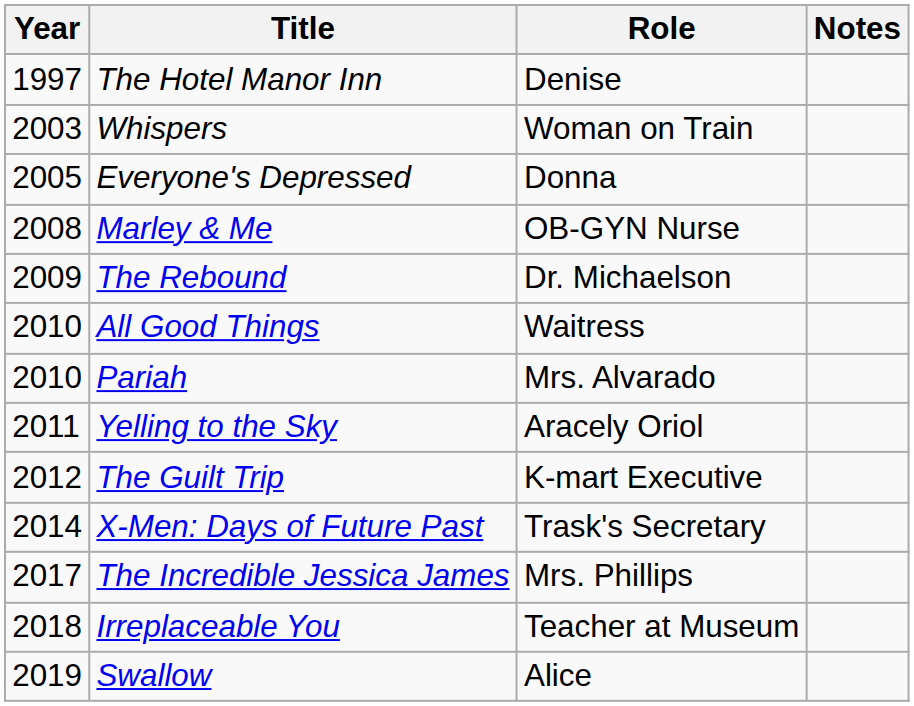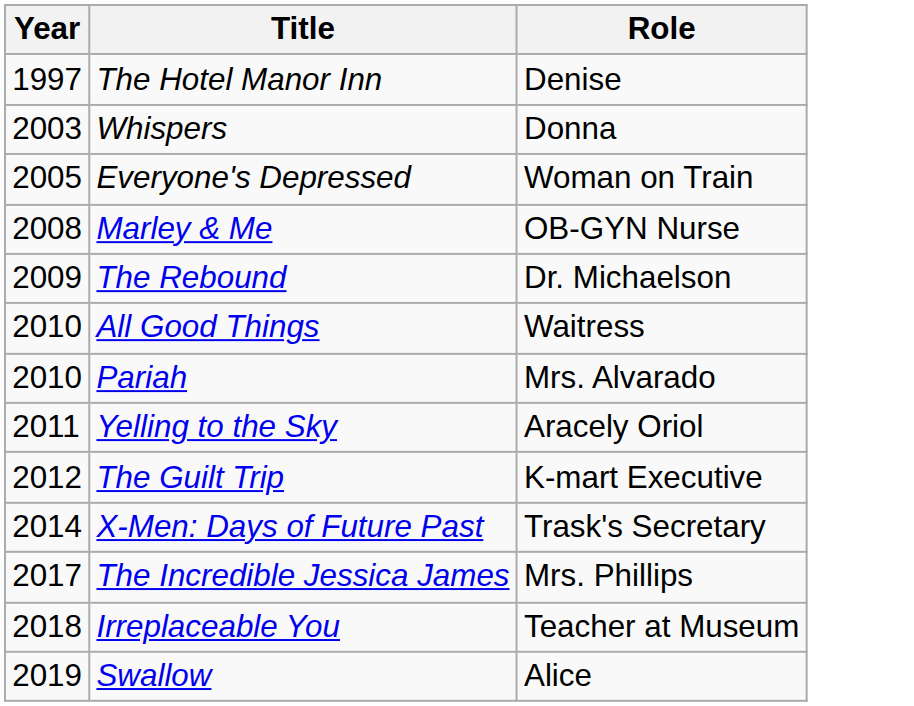- column: (857, 29)
(639, 128) Woman on Train -> (570, 128) Donna
(570, 178) Donna -> (639, 178) Woman on Train
